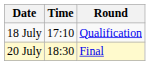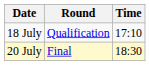columns swapped: (61, 13) <-> (111, 13)
